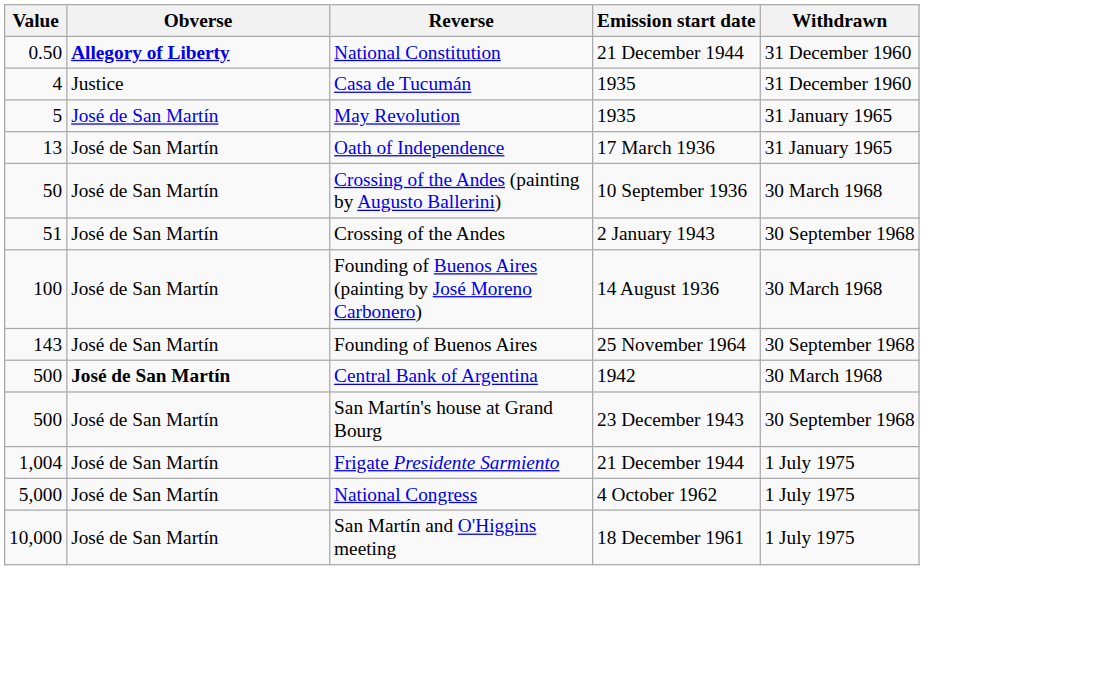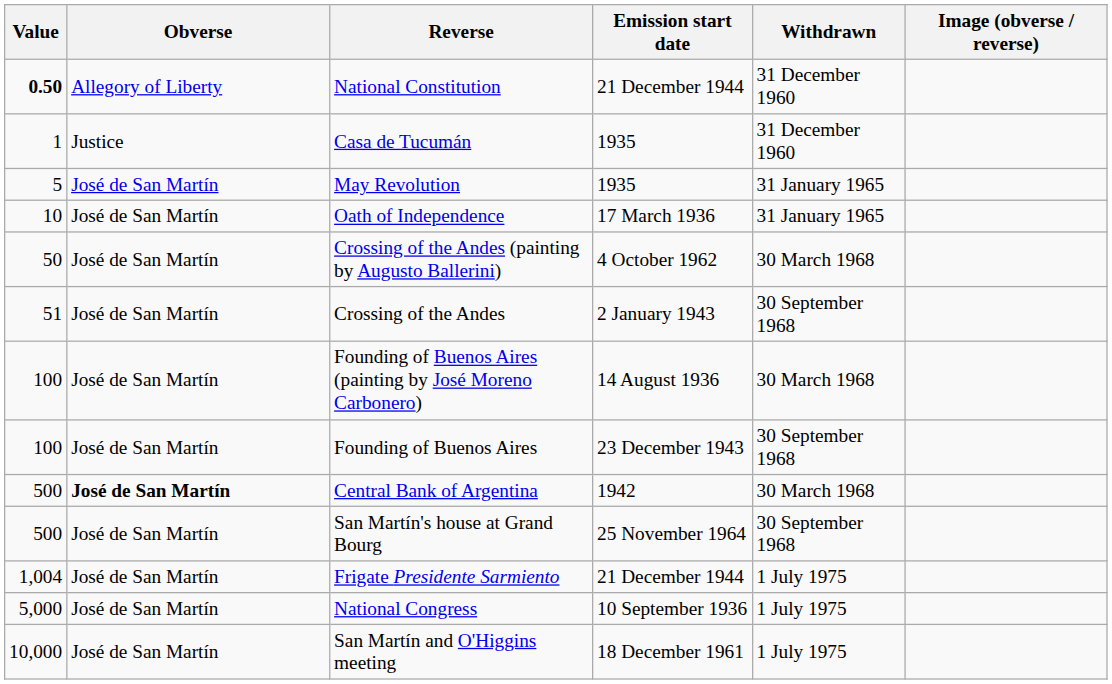+ column: (1006, 32)
(45, 52) normal -> (45, 86) bold
(150, 52) bold -> (147, 86) normal
(57, 84) 4 -> (57, 141) 1
(53, 147) 13 -> (53, 216) 10
(672, 191) 10 September 1936 -> (657, 259) 4 October 1962
(48, 343) 143 -> (48, 446) 100
(672, 343) 25 November 1964 -> (670, 446) 23 December 1943
(670, 418) 23 December 1943 -> (672, 533) 25 November 1964
(657, 493) 4 October 1962 -> (672, 608) 10 September 1936
